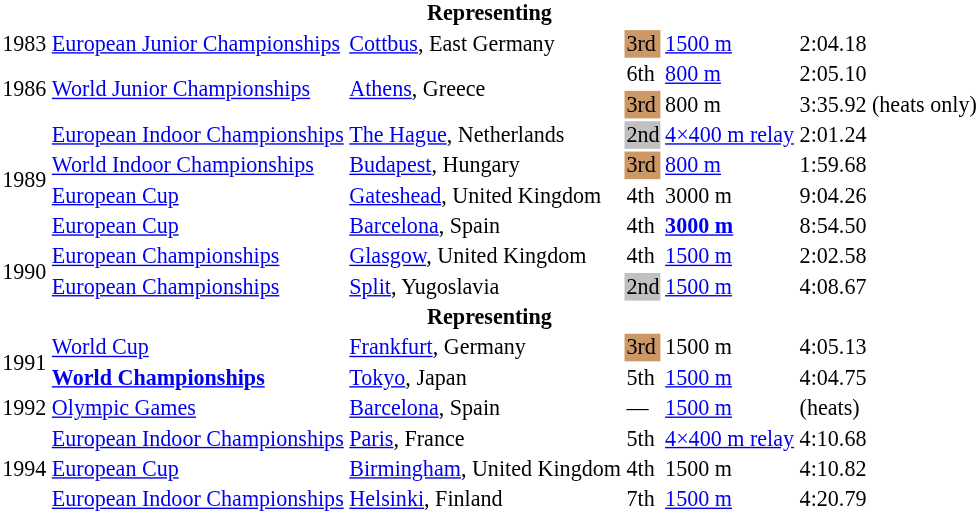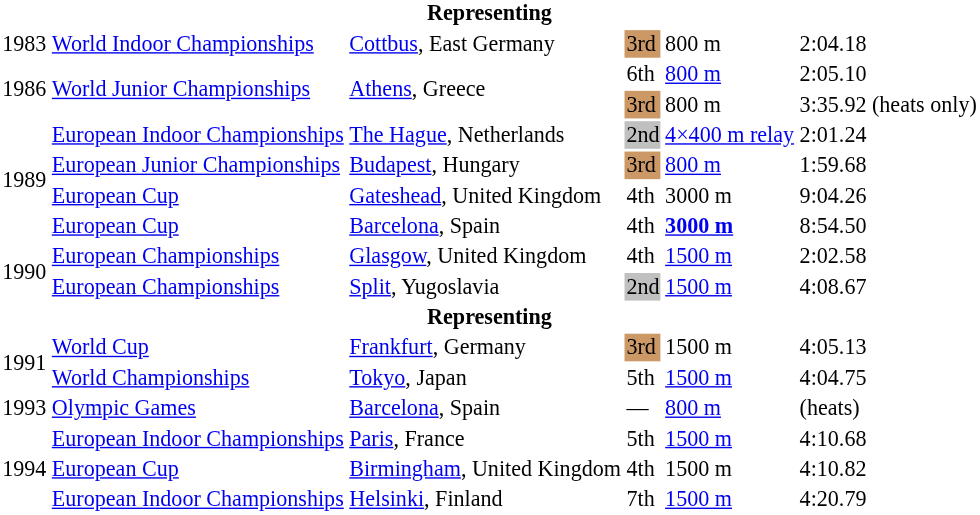(196, 43) European Junior Championships -> (183, 43) World Indoor Championships
(699, 43) 1500 m -> (693, 43) 800 m
(183, 165) World Indoor Championships -> (196, 165) European Junior Championships
(158, 377) bold -> (151, 377) normal
(24, 408) 1992 -> (24, 408) 1993
(699, 408) 1500 m -> (693, 408) 800 m
(730, 438) 4×400 m relay -> (699, 438) 1500 m
